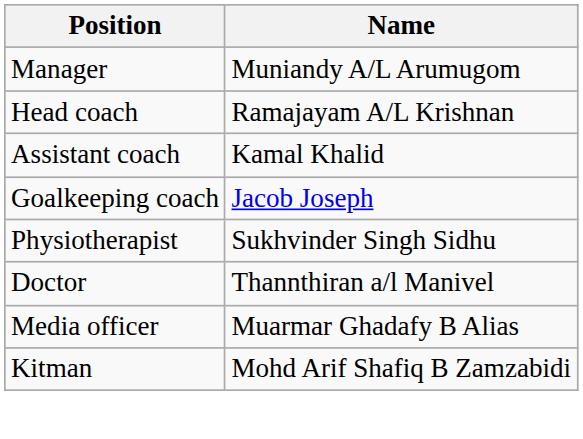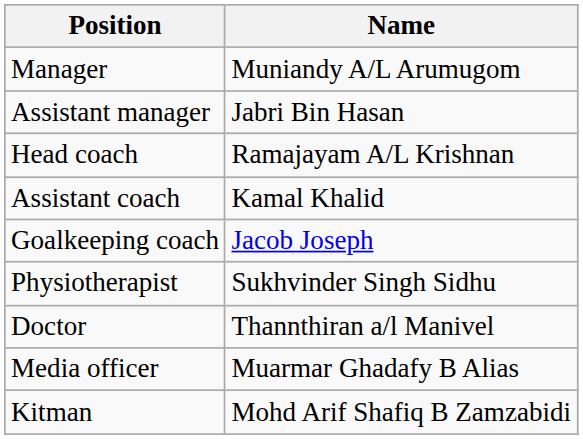+ row: (111, 111)
